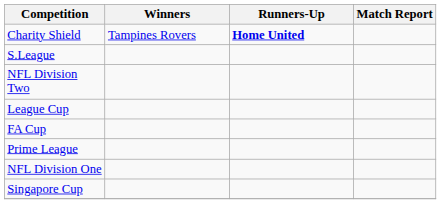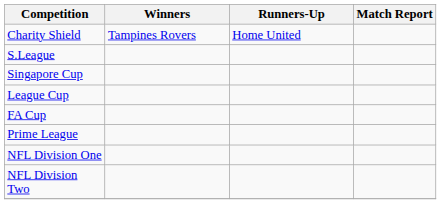(268, 34) bold -> (266, 34) normal
rows swapped: (45, 189) <-> (42, 81)
